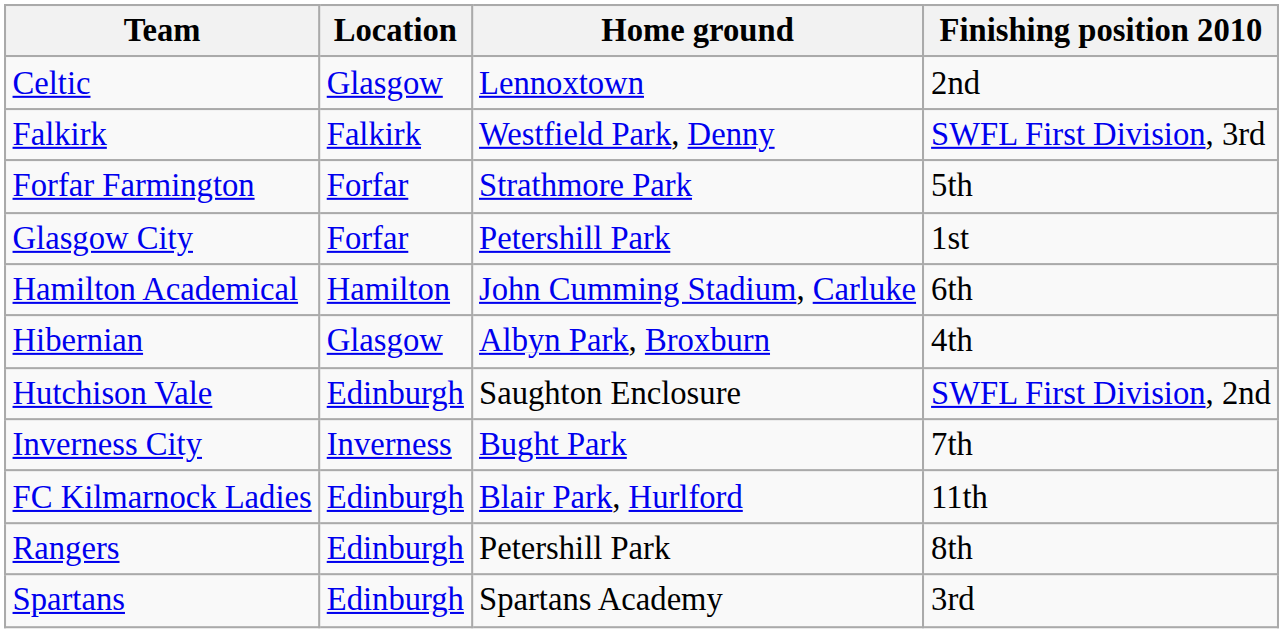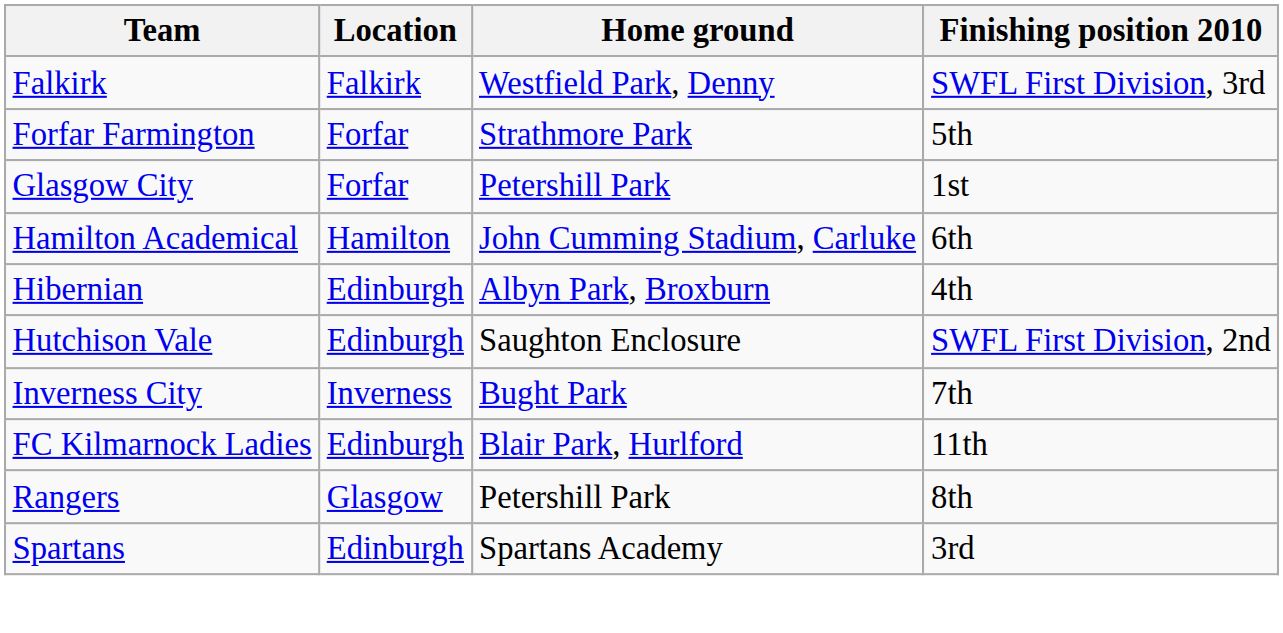- row: (52, 82)
(385, 340) Glasgow -> (395, 289) Edinburgh
(395, 548) Edinburgh -> (385, 496) Glasgow
